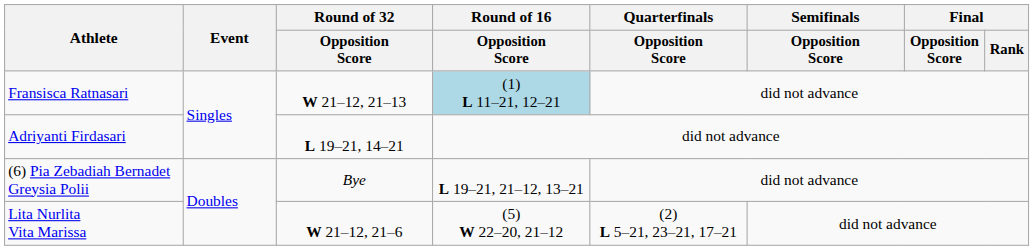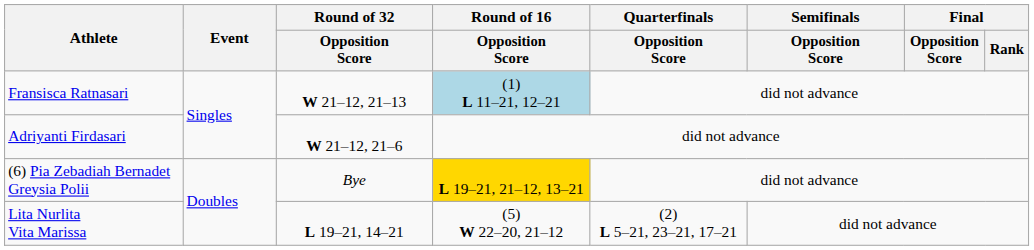(354, 145) L 19–21, 14–21 -> (354, 145) W 21–12, 21–6
(511, 189) no background -> (511, 189) gold background
(354, 233) W 21–12, 21–6 -> (354, 233) L 19–21, 14–21
